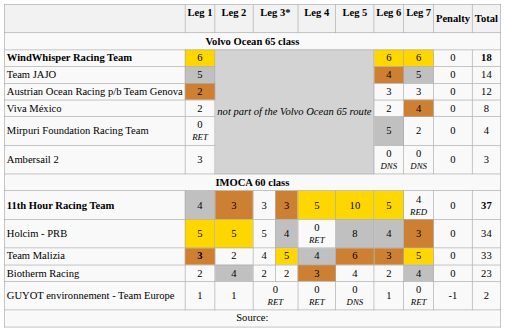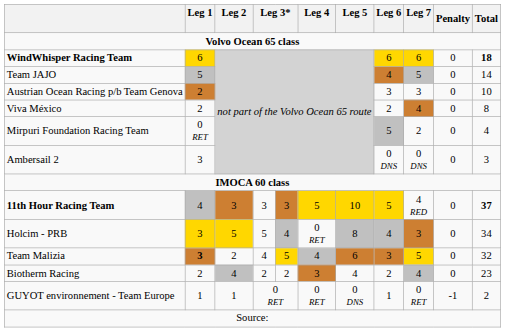(486, 91) 12 -> (486, 91) 10
(200, 233) 5 -> (200, 233) 3
(486, 256) 33 -> (486, 256) 32
